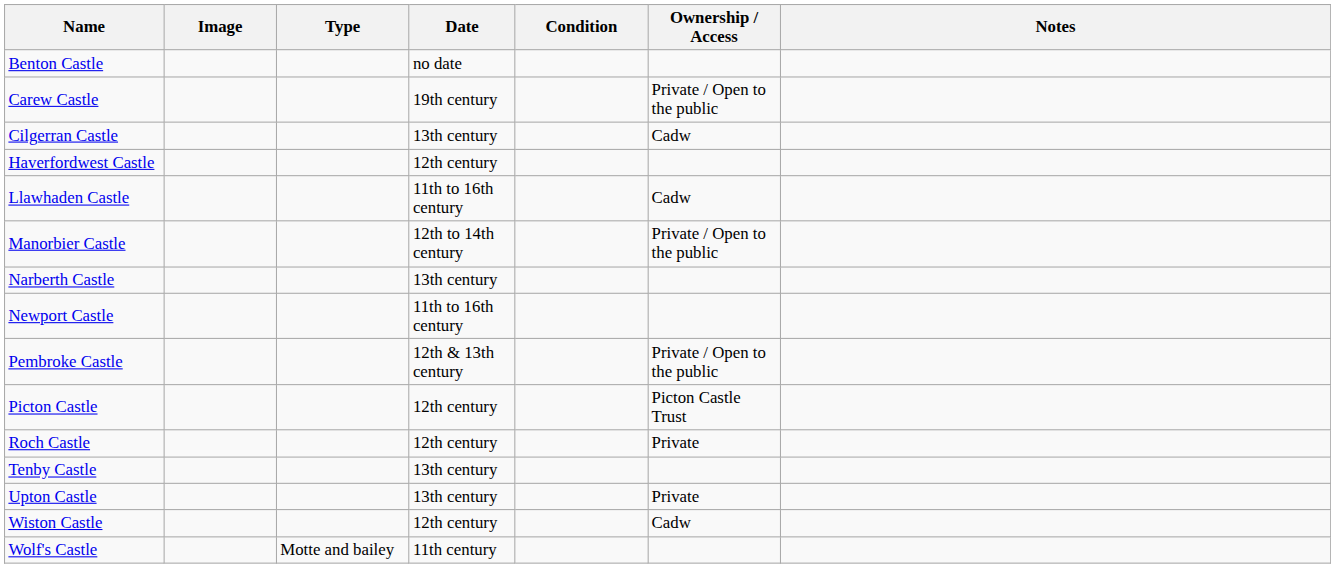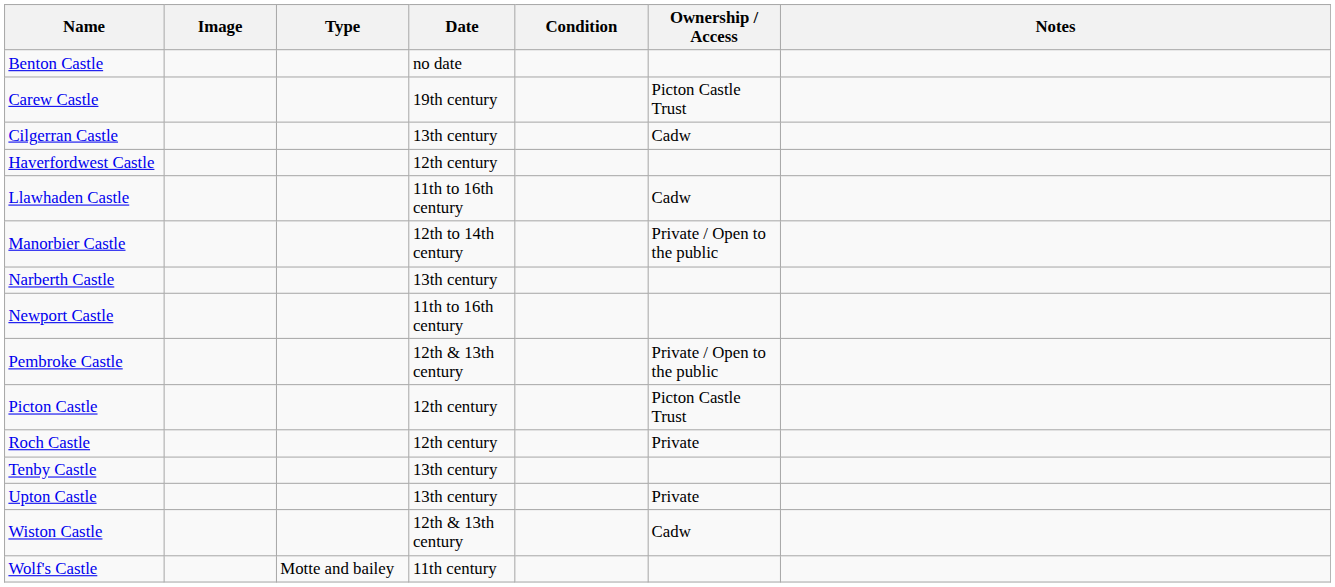(709, 99) Private / Open to the public -> (696, 99) Picton Castle Trust
(455, 523) 12th century -> (453, 532) 12th & 13th century
